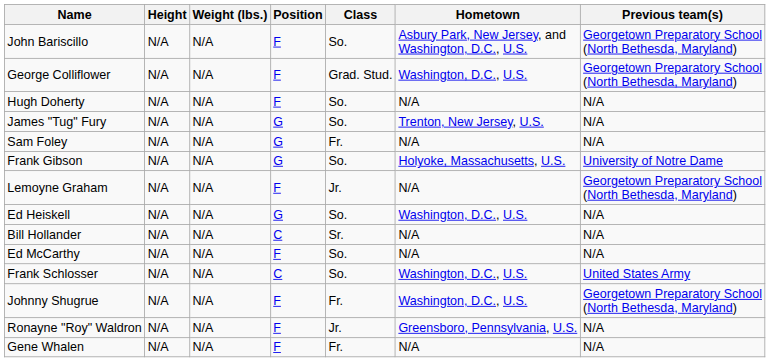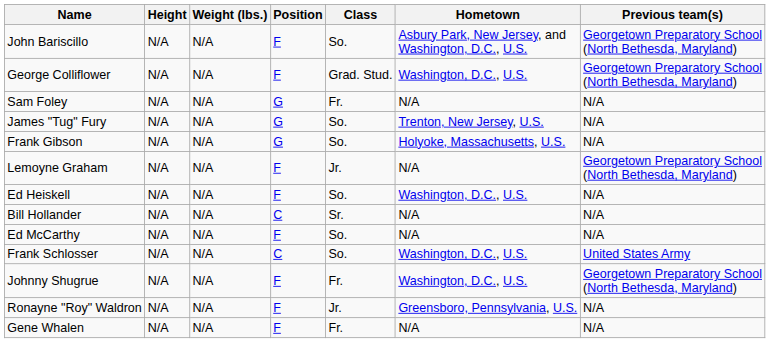- row: (46, 102)
rows swapped: (37, 142) <-> (57, 122)
(653, 161) University of Notre Dame -> (594, 142) N/A
(278, 215) G -> (277, 195) F
